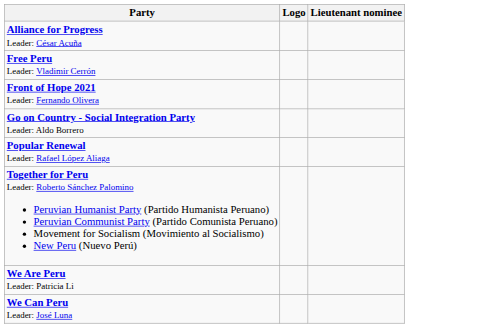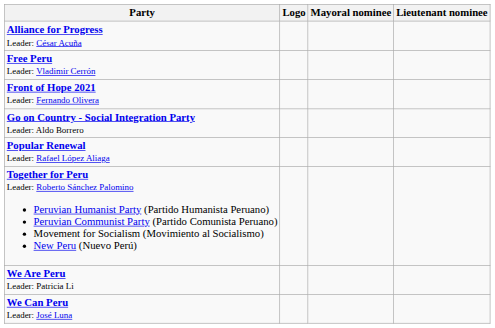+ column: (351, 13)
